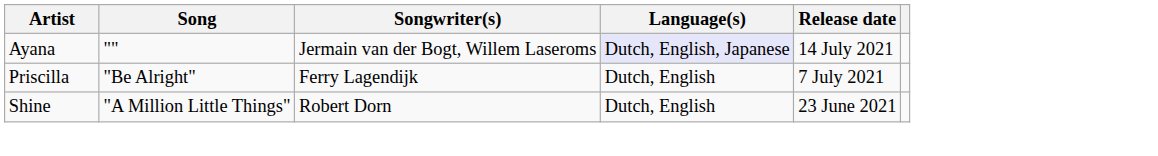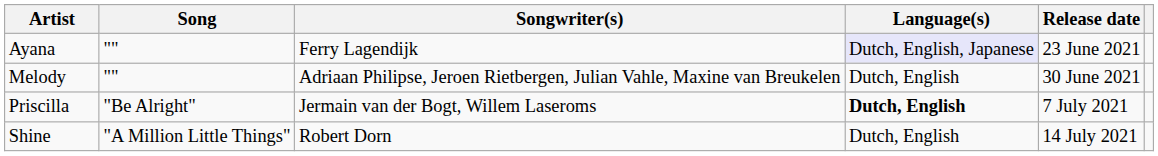(448, 48) Jermain van der Bogt, Willem Laseroms -> (359, 48) Ferry Lagendijk
(846, 48) 14 July 2021 -> (1091, 48) 23 June 2021
+ row: (37, 77)
(359, 77) Ferry Lagendijk -> (448, 106) Jermain van der Bogt, Willem Laseroms
(660, 77) normal -> (907, 106) bold
(847, 106) 23 June 2021 -> (1090, 135) 14 July 2021
